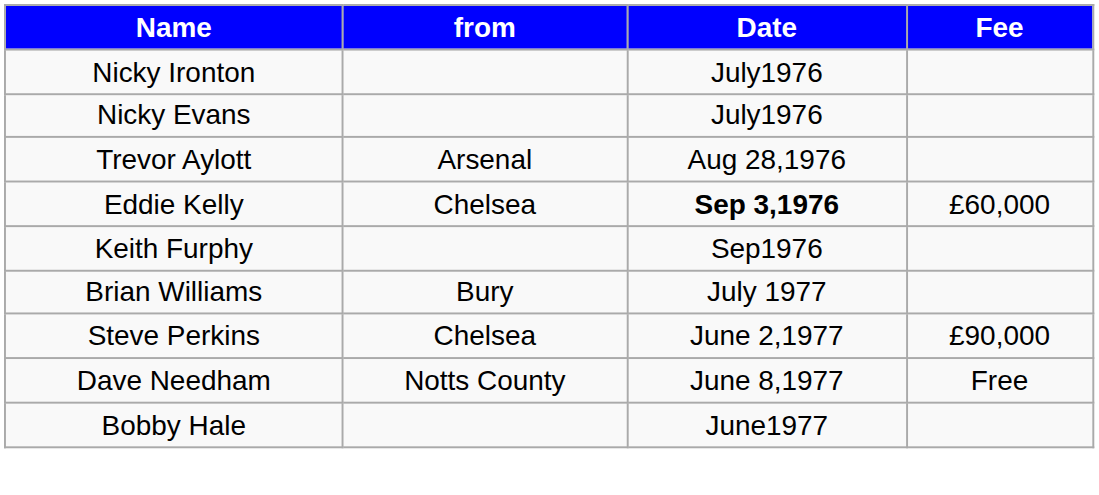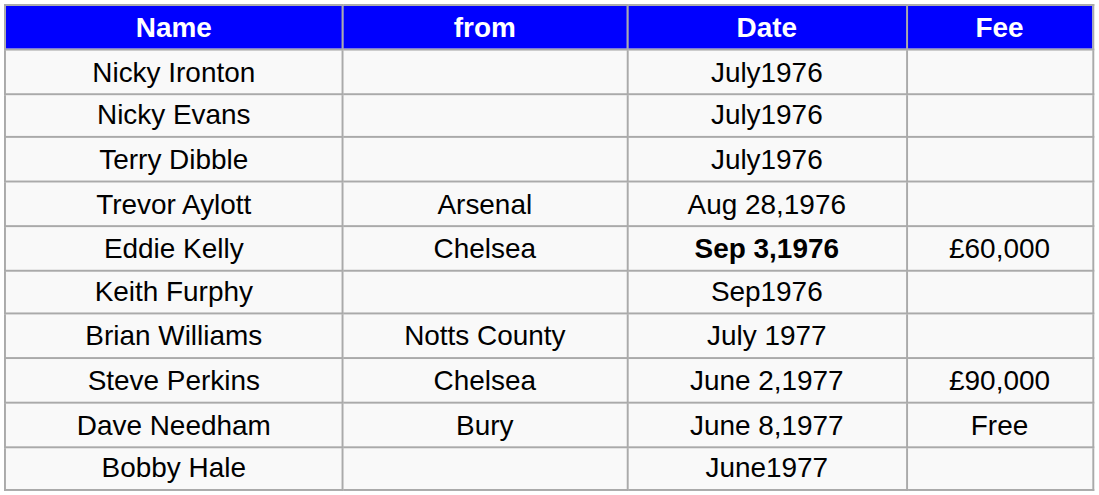+ row: (174, 160)
(485, 292) Bury -> (485, 336) Notts County
(485, 381) Notts County -> (485, 425) Bury
